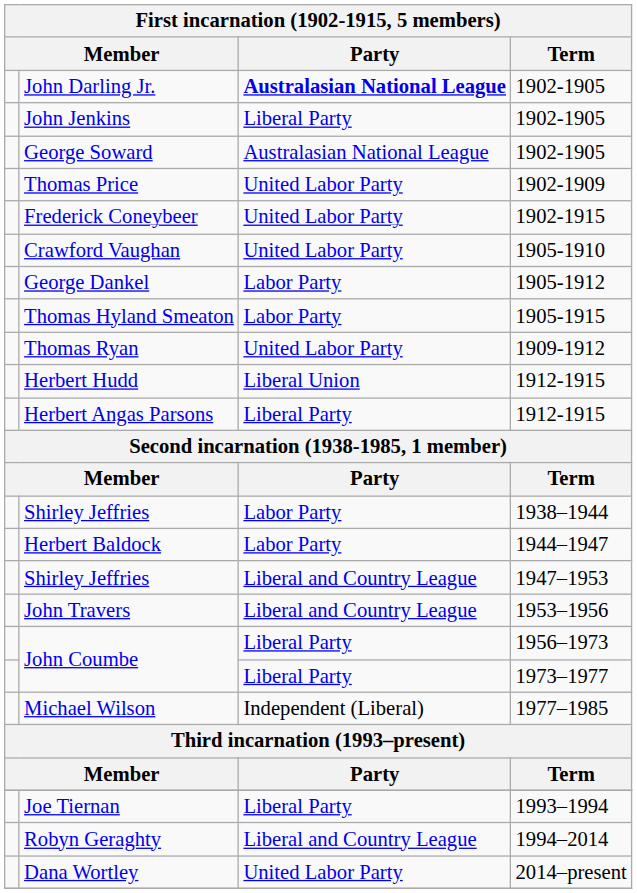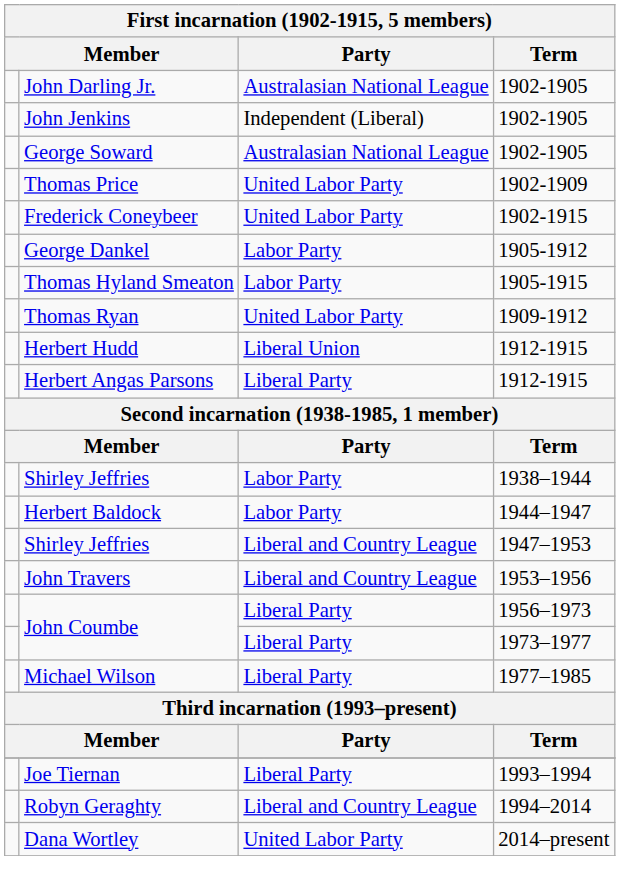(375, 86) bold -> (366, 86) normal
(298, 119) Liberal Party -> (334, 119) Independent (Liberal)
- row: (102, 250)
(334, 708) Independent (Liberal) -> (298, 675) Liberal Party
